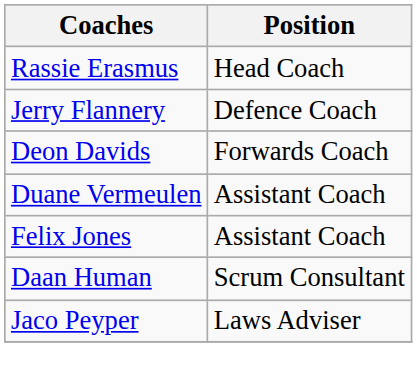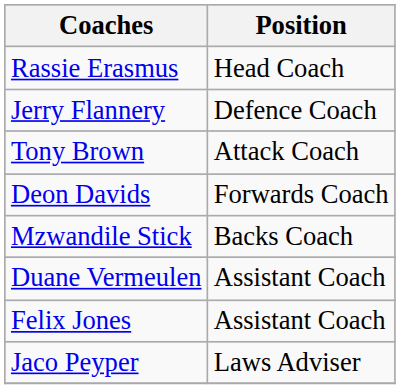+ row: (78, 151)
+ row: (101, 236)
- row: (81, 278)
